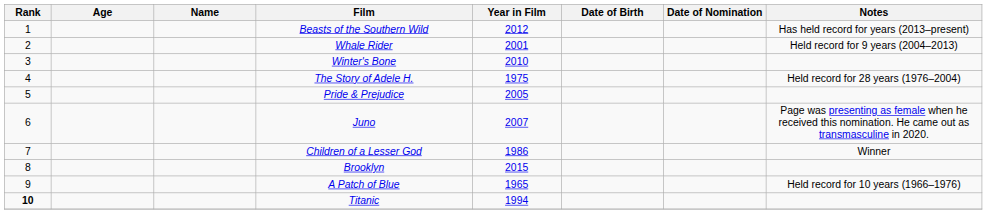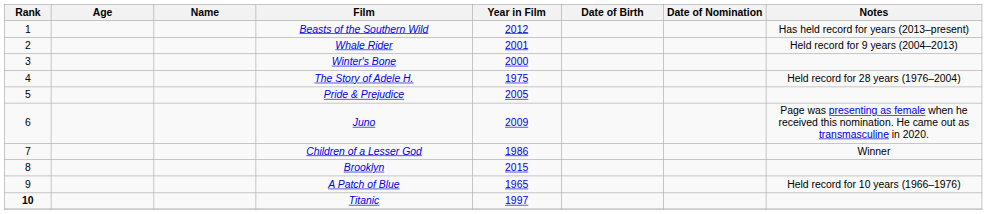(517, 62) 2010 -> (517, 62) 2000
(517, 123) 2007 -> (517, 123) 2009
(517, 201) 1994 -> (517, 201) 1997
